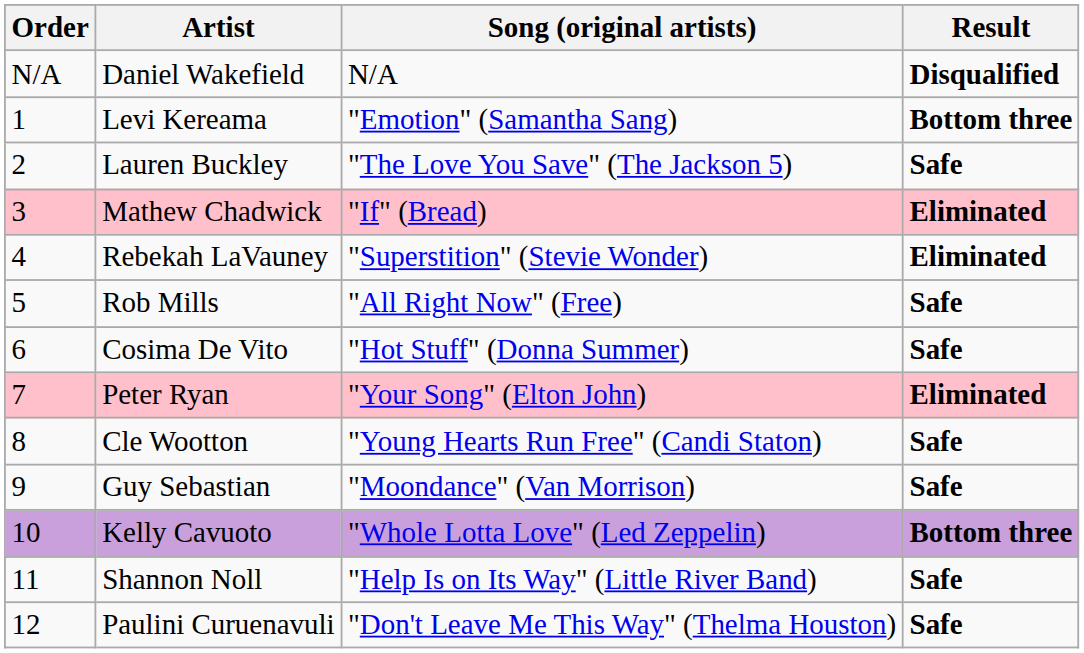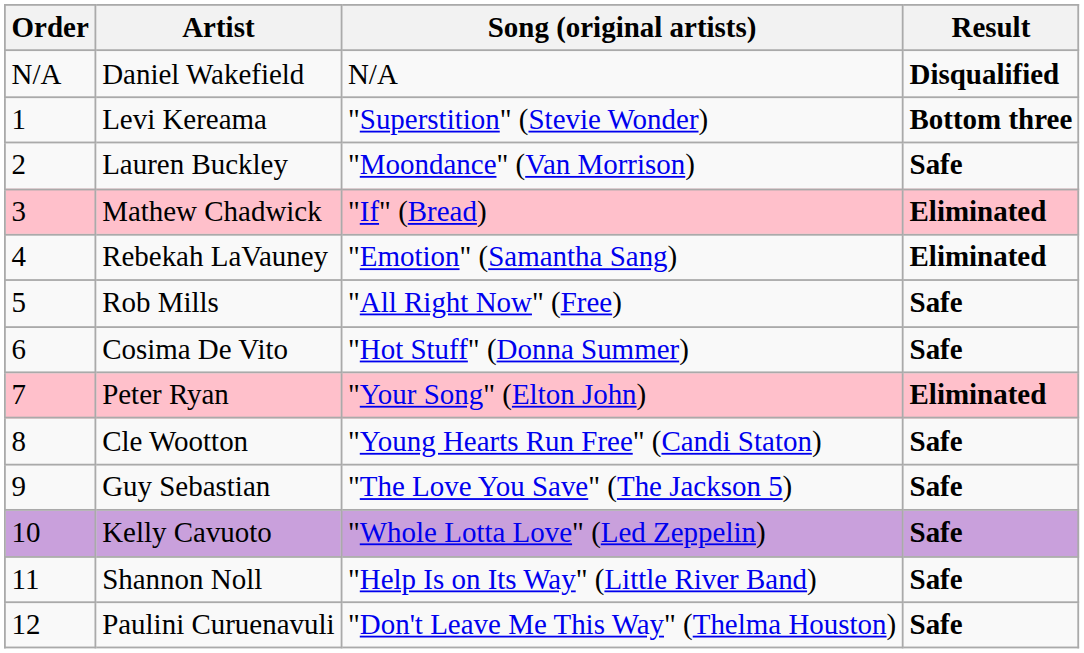(513, 119) "Emotion" (Samantha Sang) -> (528, 119) "Superstition" (Stevie Wonder)
(570, 165) "The Love You Save" (The Jackson 5) -> (521, 165) "Moondance" (Van Morrison)
(528, 257) "Superstition" (Stevie Wonder) -> (513, 257) "Emotion" (Samantha Sang)
(521, 486) "Moondance" (Van Morrison) -> (570, 486) "The Love You Save" (The Jackson 5)
(991, 532) Bottom three -> (936, 532) Safe
